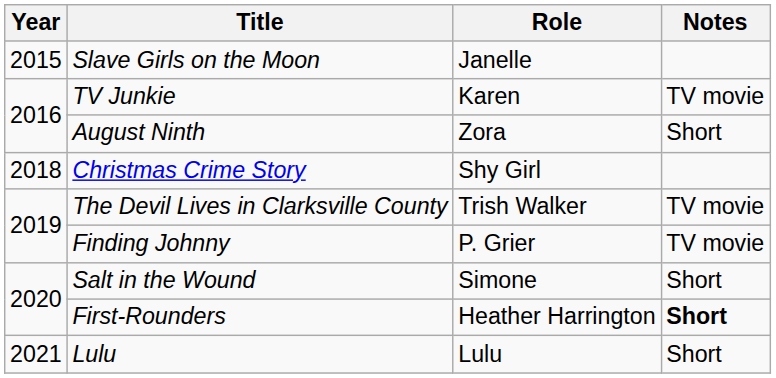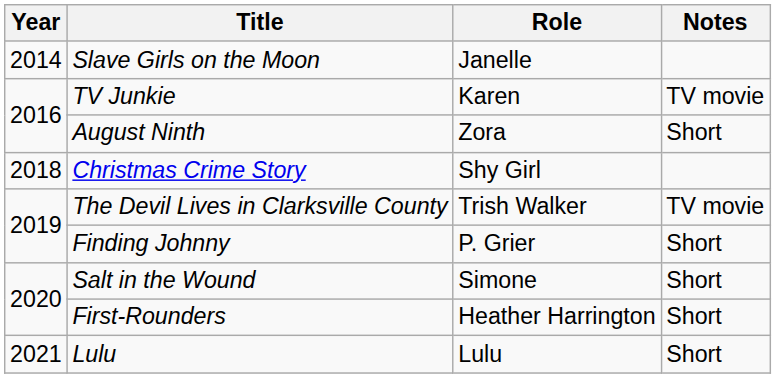(36, 59) 2015 -> (36, 59) 2014
(715, 243) TV movie -> (694, 243) Short
(697, 317) bold -> (694, 317) normal
